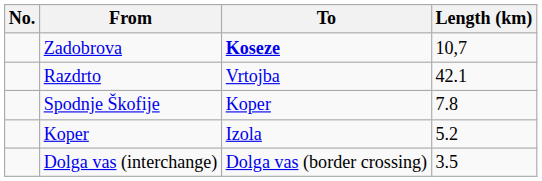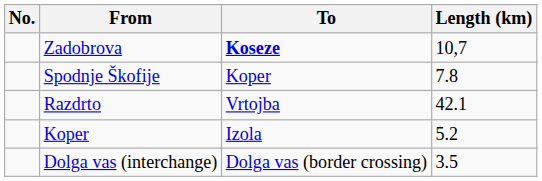rows swapped: (72, 76) <-> (102, 104)
